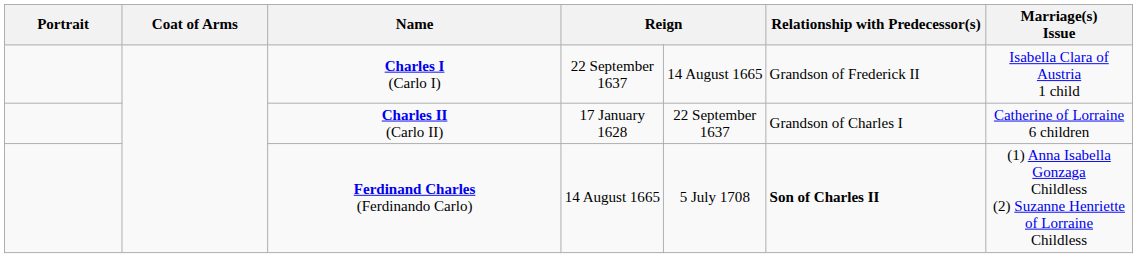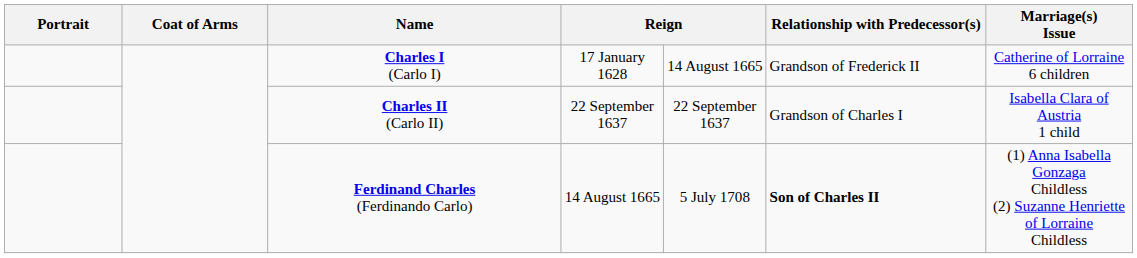(612, 74) 22 September 1637 -> (612, 65) 17 January 1628
(1059, 74) Isabella Clara of Austria 1 child -> (1059, 65) Catherine of Lorraine 6 children
(612, 123) 17 January 1628 -> (612, 114) 22 September 1637
(1059, 123) Catherine of Lorraine 6 children -> (1059, 114) Isabella Clara of Austria 1 child
